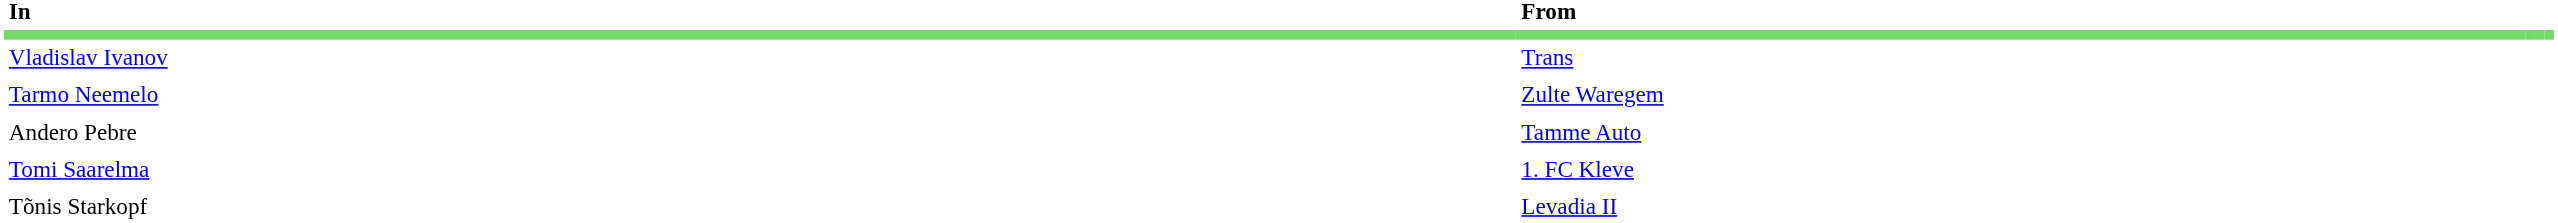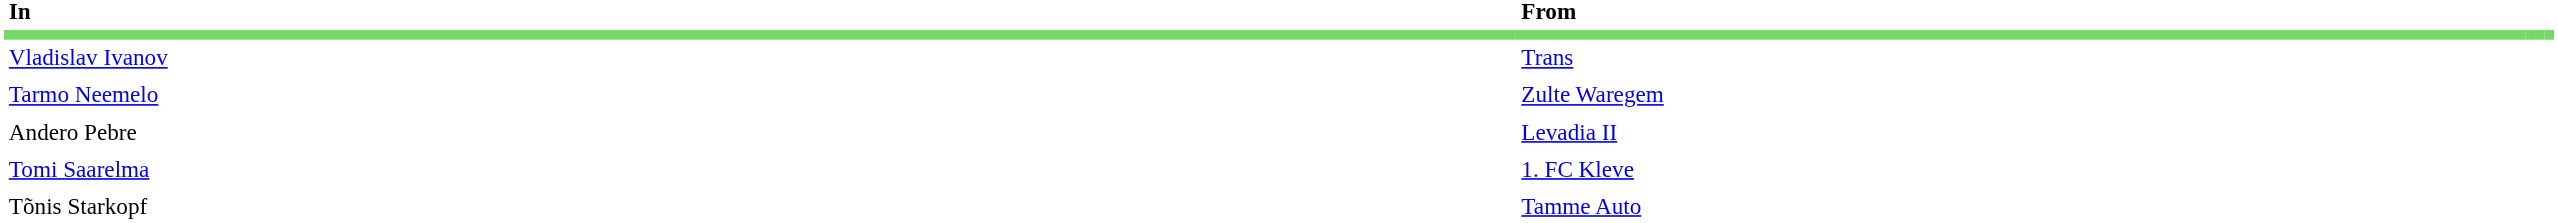(1581, 131) Tamme Auto -> (1569, 131) Levadia II
(1569, 206) Levadia II -> (1581, 206) Tamme Auto
